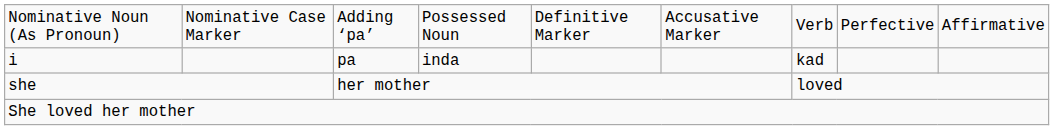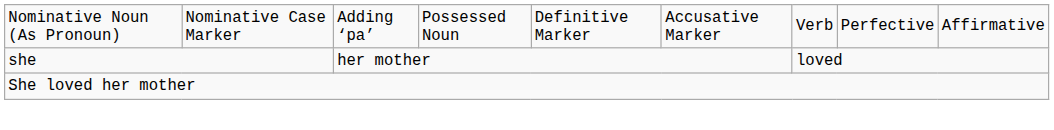- row: (13, 61)
